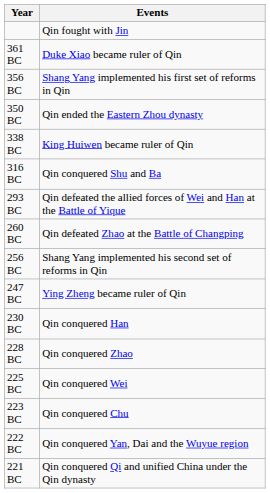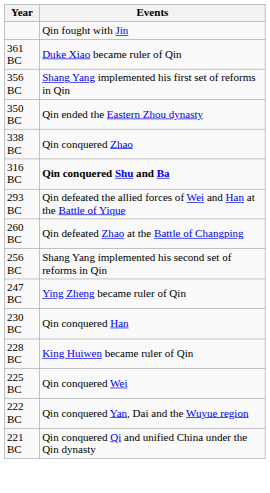(118, 144) King Huiwen became ruler of Qin -> (88, 144) Qin conquered Zhao
(102, 174) normal -> (106, 174) bold
(88, 353) Qin conquered Zhao -> (118, 353) King Huiwen became ruler of Qin
- row: (15, 413)
